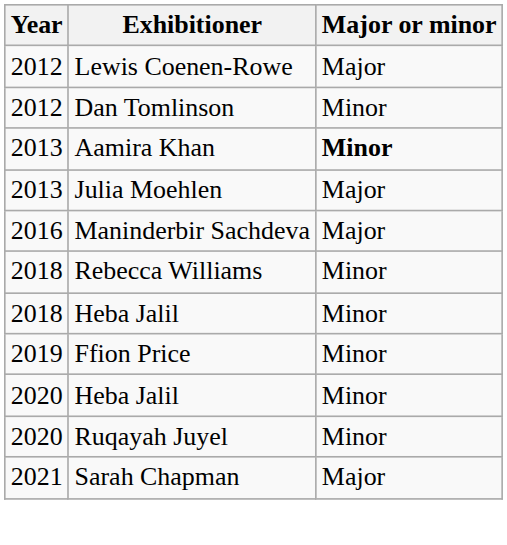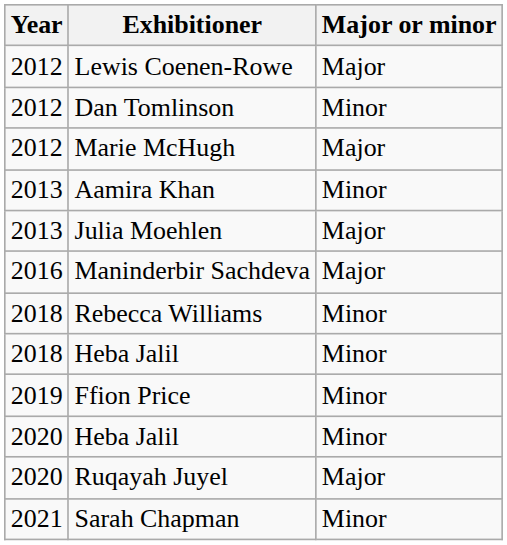+ row: (37, 148)
(357, 148) bold -> (354, 189) normal
(354, 436) Minor -> (354, 477) Major
(354, 477) Major -> (354, 518) Minor
